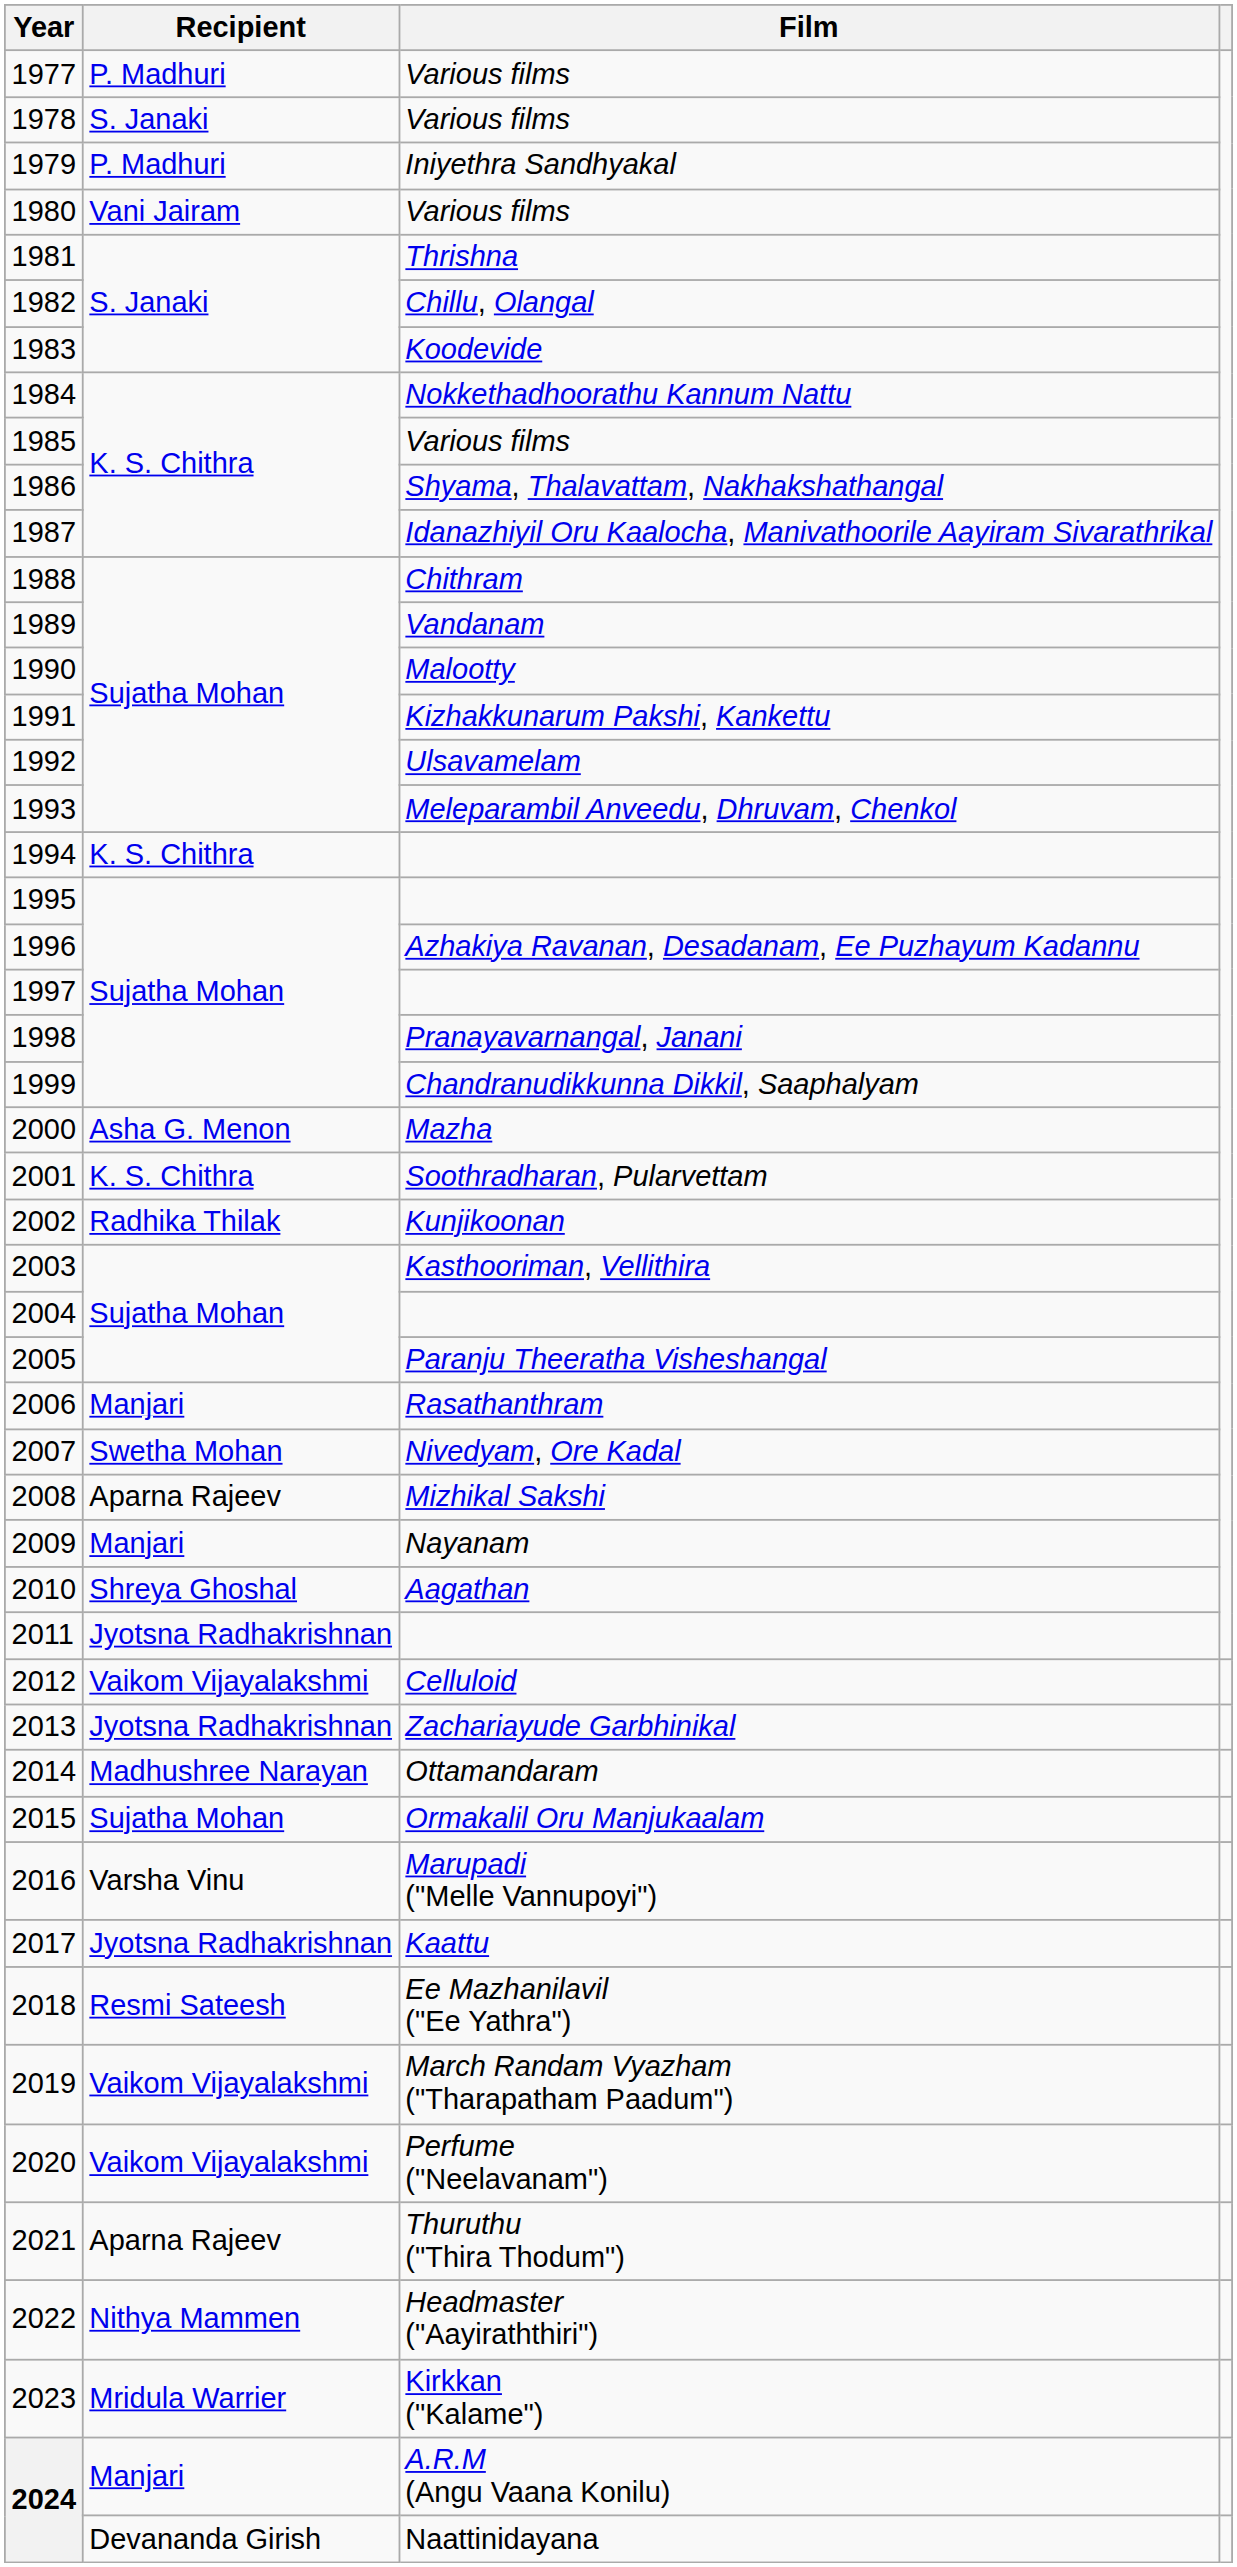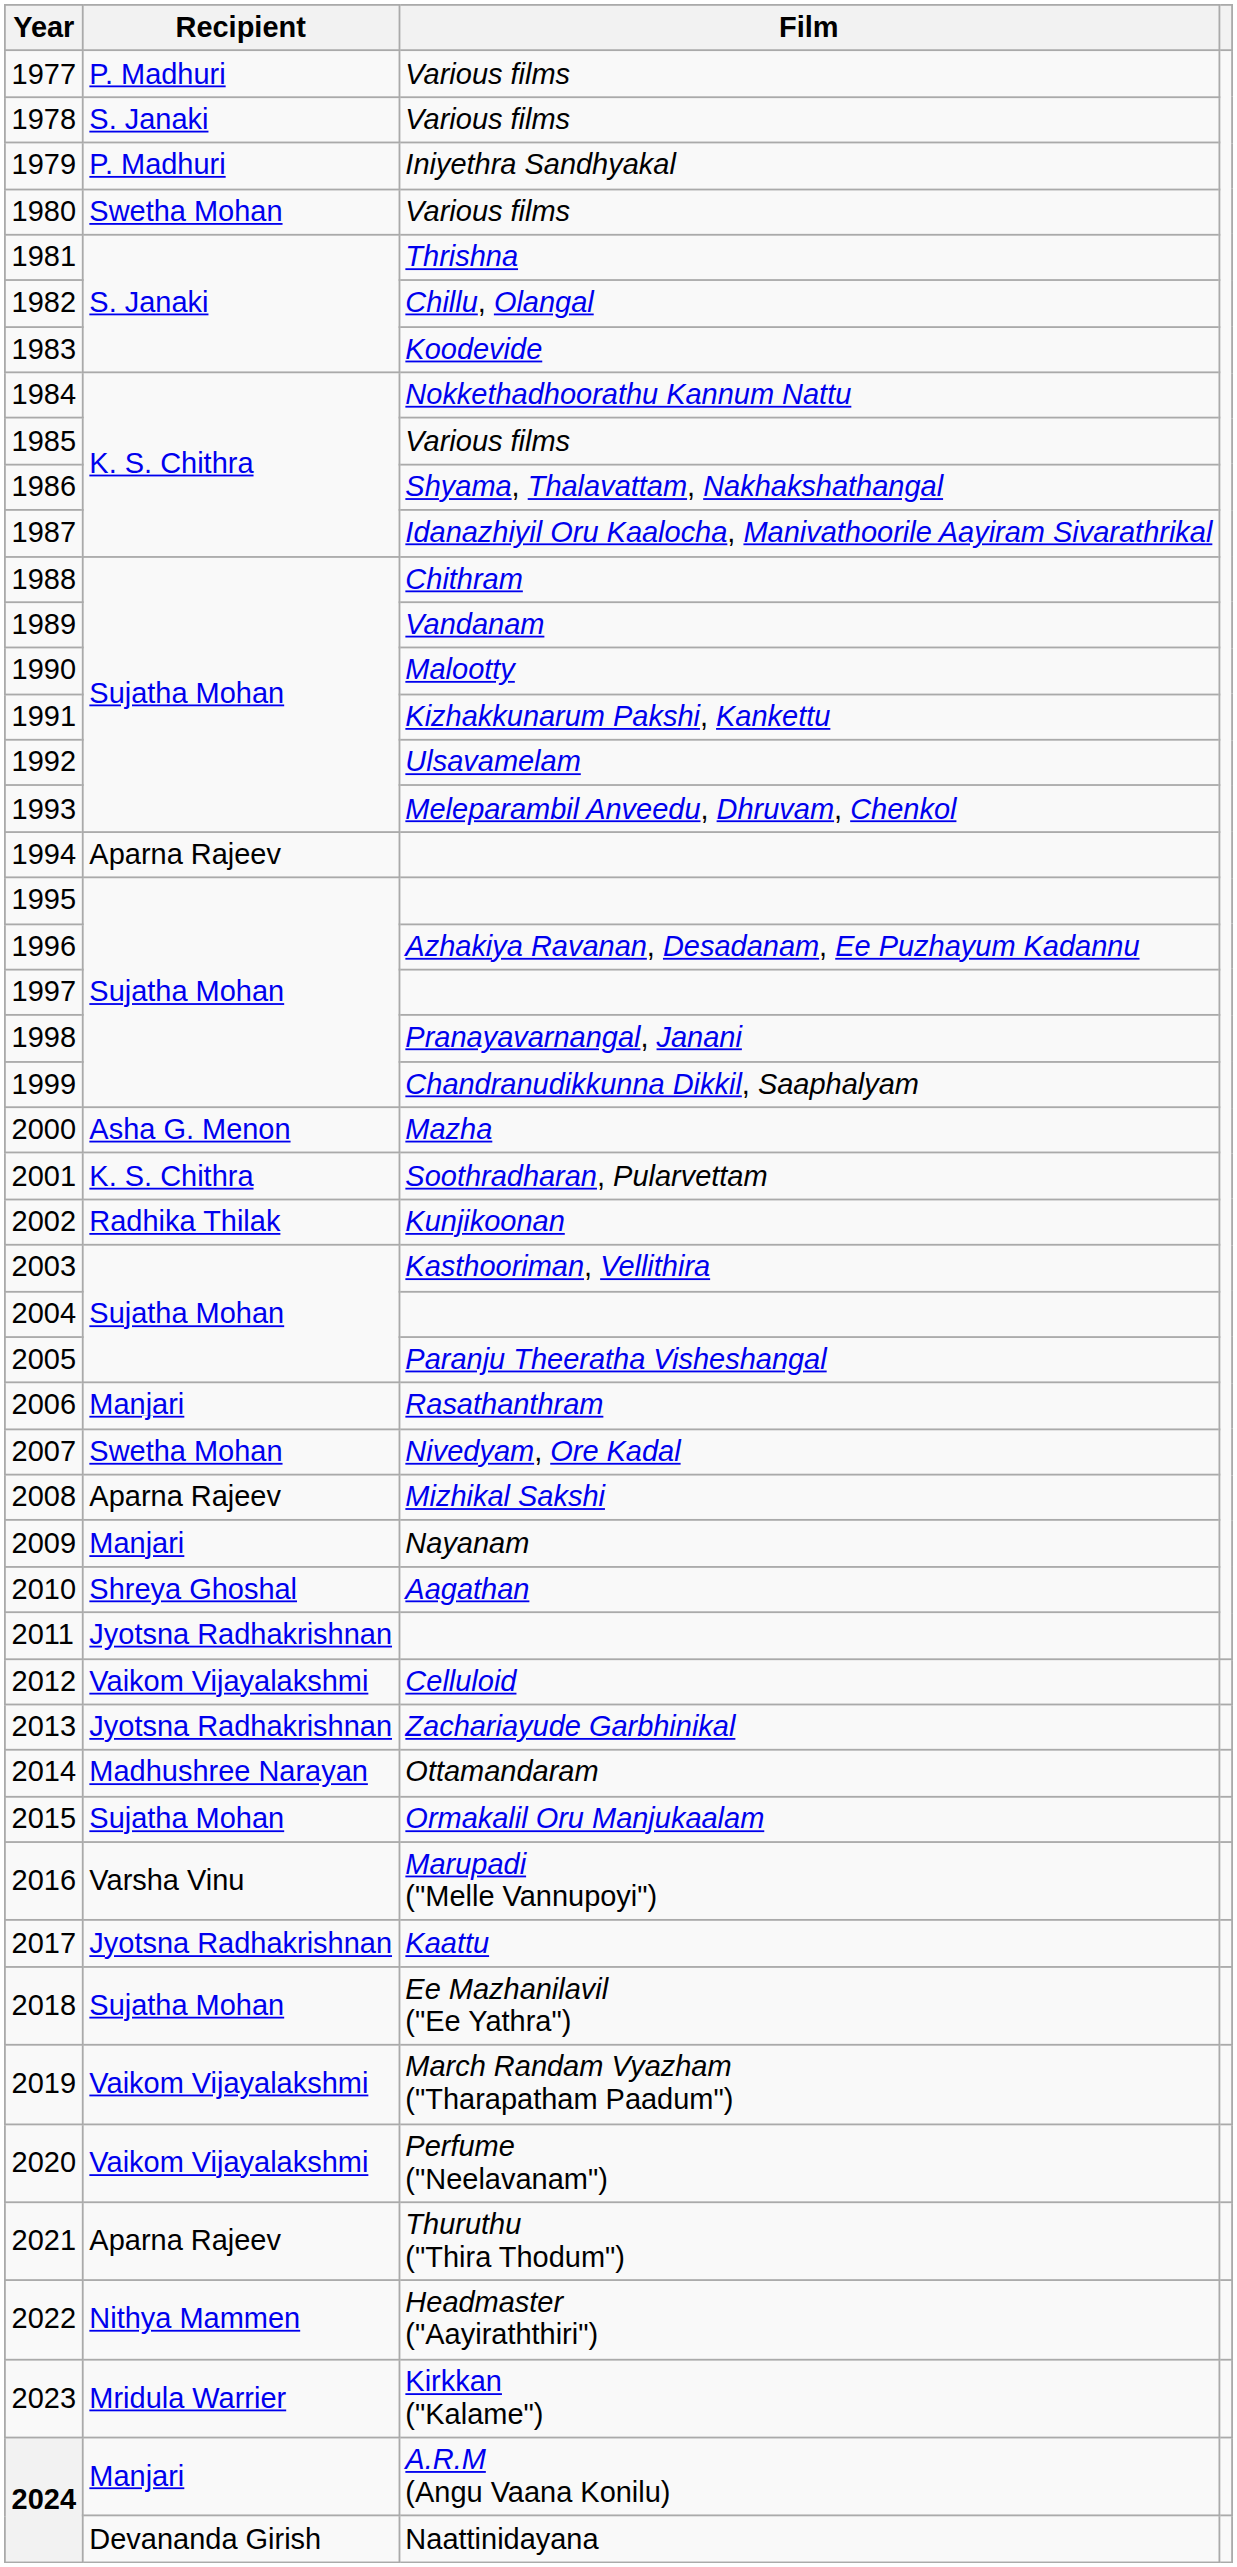(165, 211) Vani Jairam -> (186, 211) Swetha Mohan
(171, 854) K. S. Chithra -> (185, 854) Aparna Rajeev
(188, 2005) Resmi Sateesh -> (187, 2005) Sujatha Mohan
